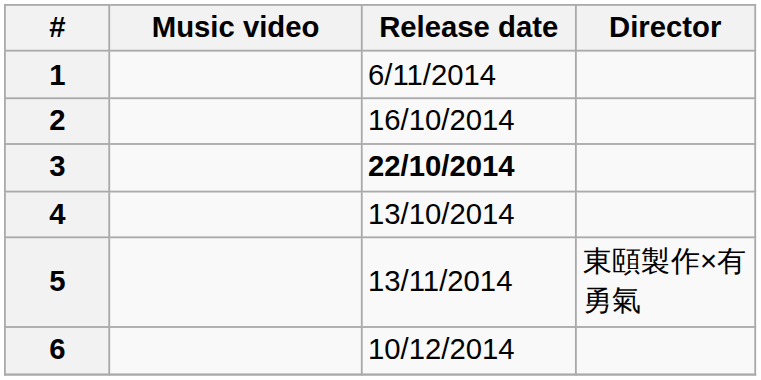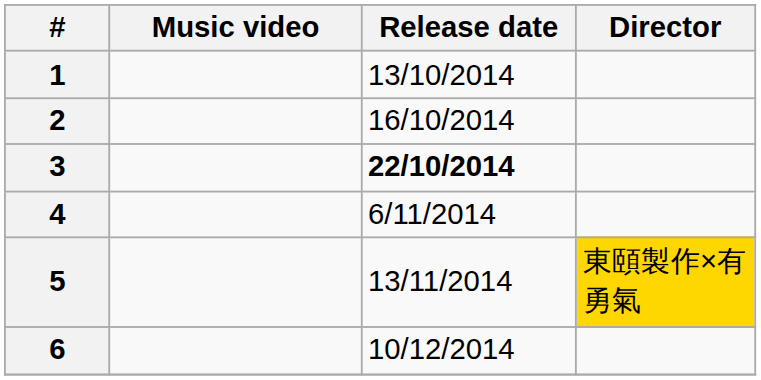(432, 74) 6/11/2014 -> (441, 74) 13/10/2014
(441, 213) 13/10/2014 -> (432, 213) 6/11/2014
(665, 280) no background -> (665, 280) gold background
